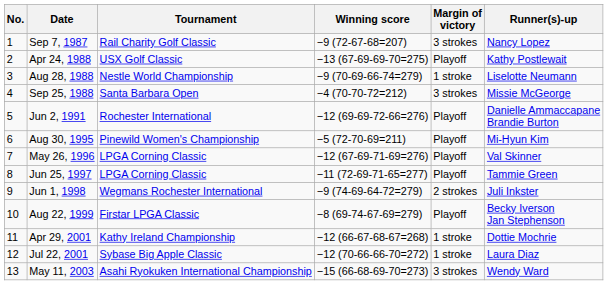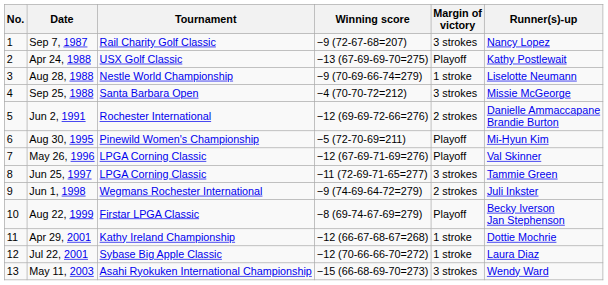(450, 117) Playoff -> (455, 117) 2 strokes
(450, 174) Playoff -> (455, 174) 3 strokes
